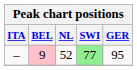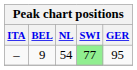(42, 55) pink background -> (42, 55) no background
(66, 55) 52 -> (66, 55) 54
